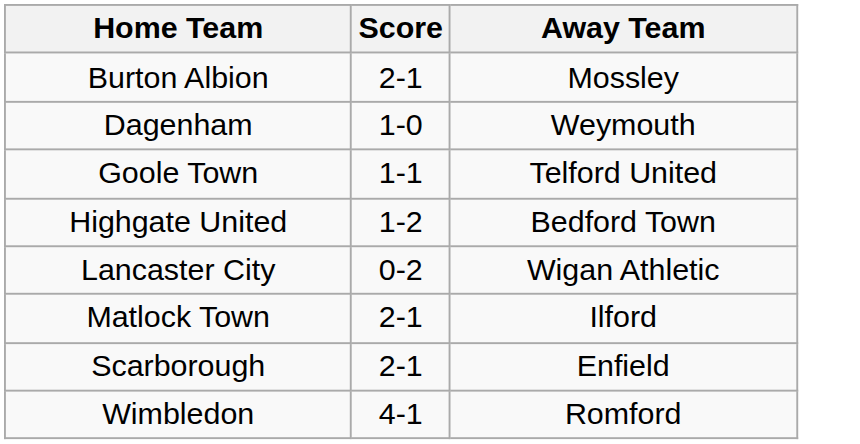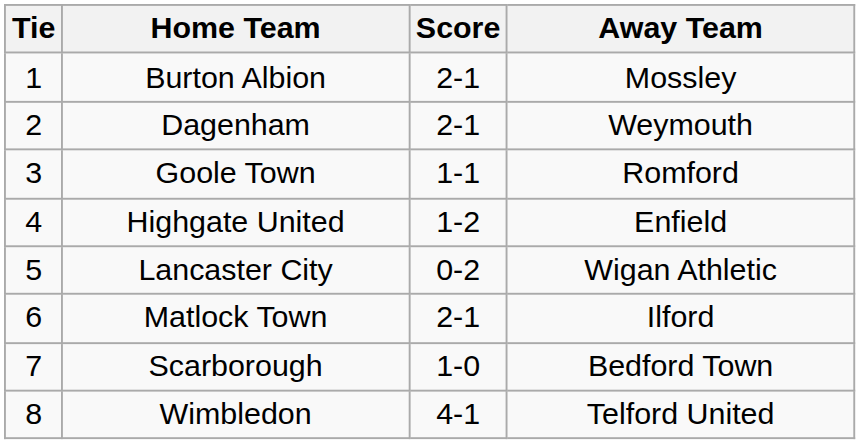+ column: (34, 28)
(401, 125) 1-0 -> (458, 125) 2-1
(623, 173) Telford United -> (681, 173) Romford
(623, 221) Bedford Town -> (681, 221) Enfield
(401, 366) 2-1 -> (458, 366) 1-0
(623, 366) Enfield -> (681, 366) Bedford Town
(623, 414) Romford -> (681, 414) Telford United
